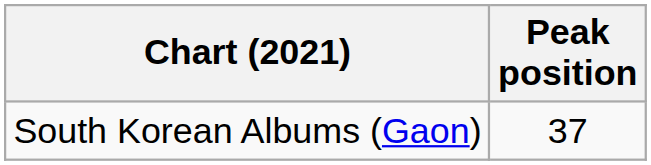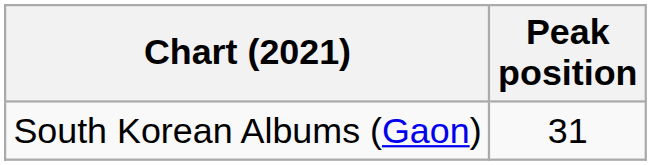(568, 130) 37 -> (568, 130) 31
